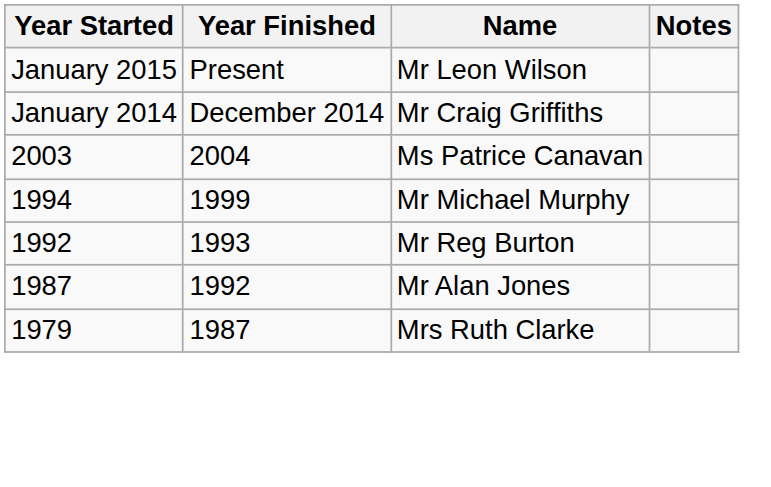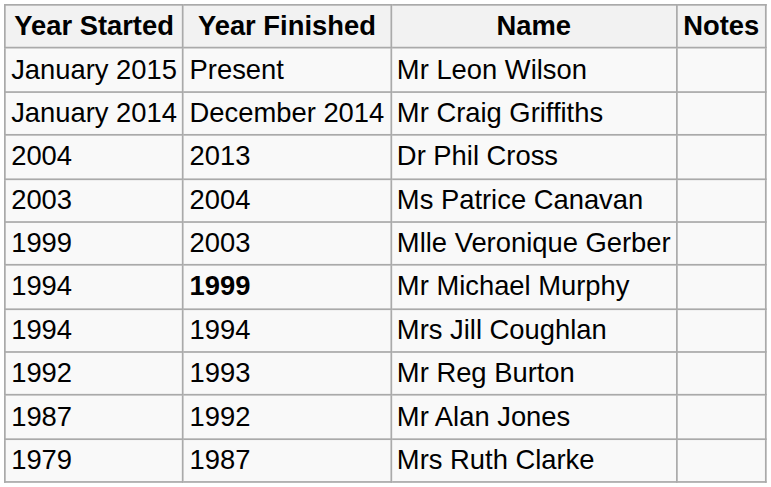+ row: (477, 156)
+ row: (534, 243)
(220, 199) normal -> (220, 286) bold
+ row: (502, 329)
